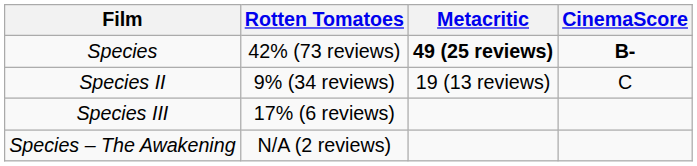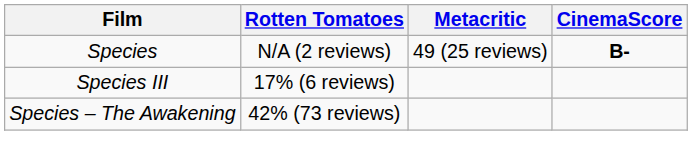(324, 51) 42% (73 reviews) -> (324, 51) N/A (2 reviews)
(483, 51) bold -> (480, 51) normal
- row: (122, 82)
(324, 144) N/A (2 reviews) -> (324, 113) 42% (73 reviews)
